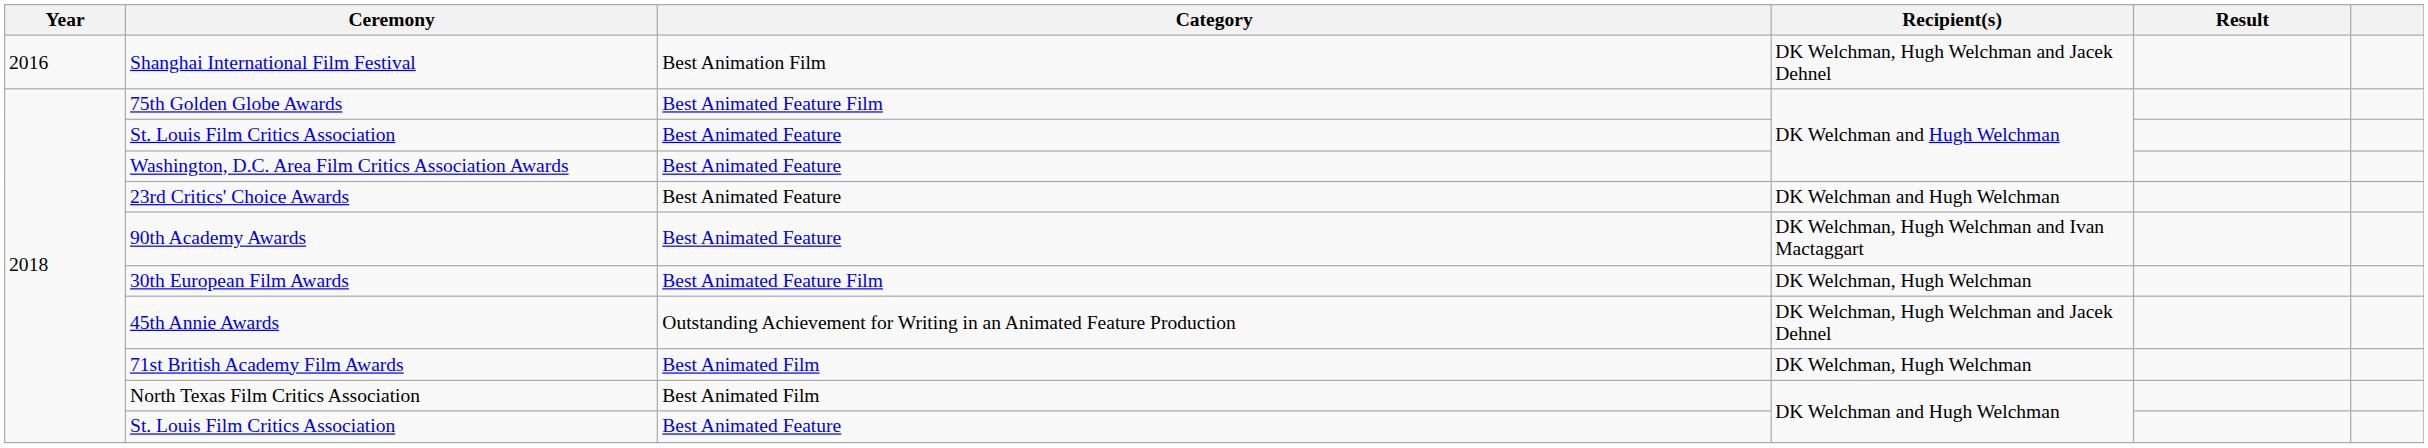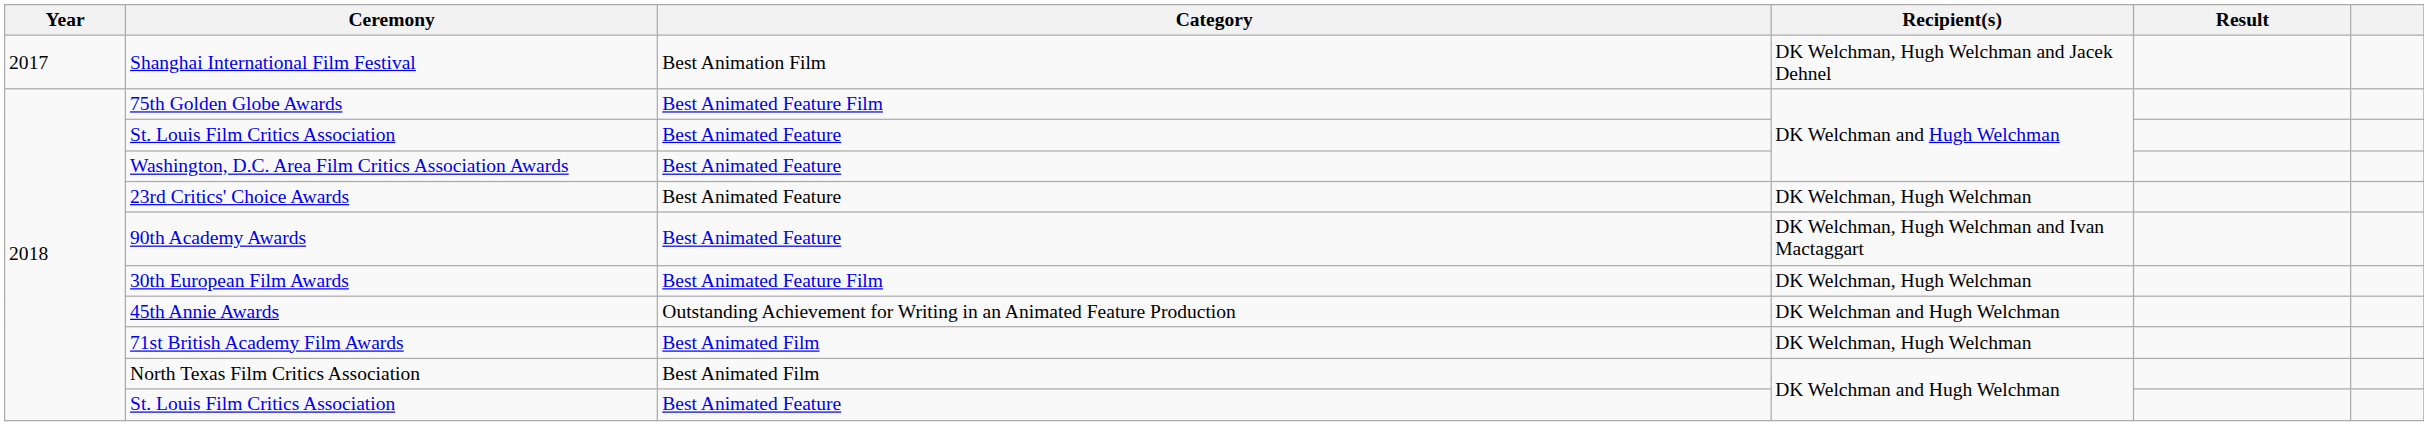(29, 61) 2016 -> (29, 61) 2017
(1917, 196) DK Welchman and Hugh Welchman -> (1903, 196) DK Welchman, Hugh Welchman
(1944, 322) DK Welchman, Hugh Welchman and Jacek Dehnel -> (1917, 311) DK Welchman and Hugh Welchman
